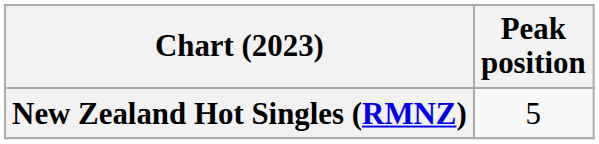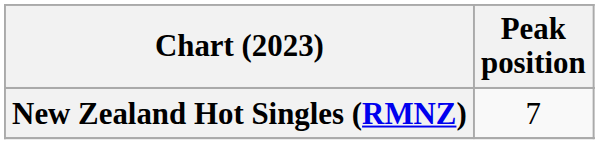(533, 112) 5 -> (533, 112) 7
